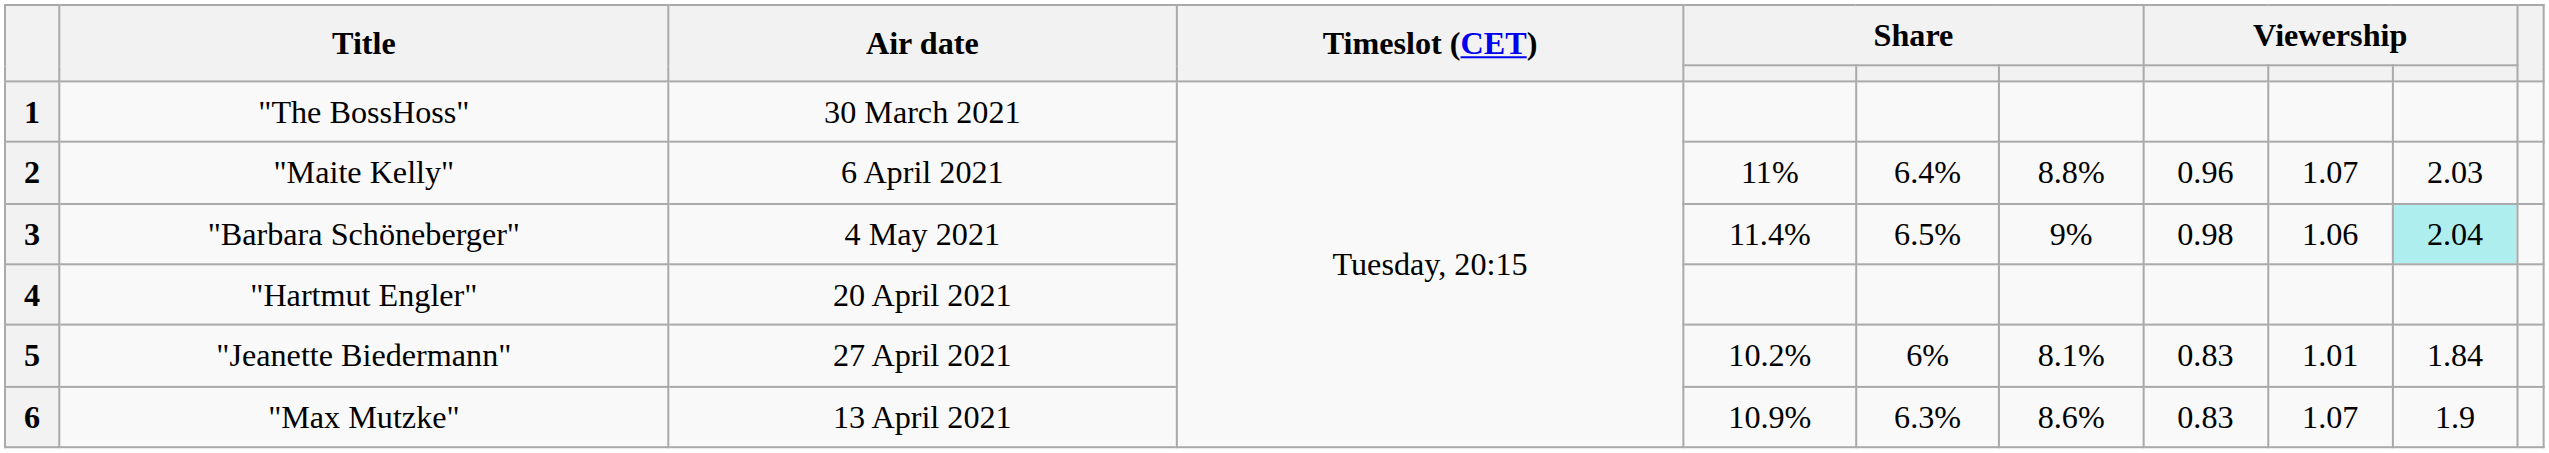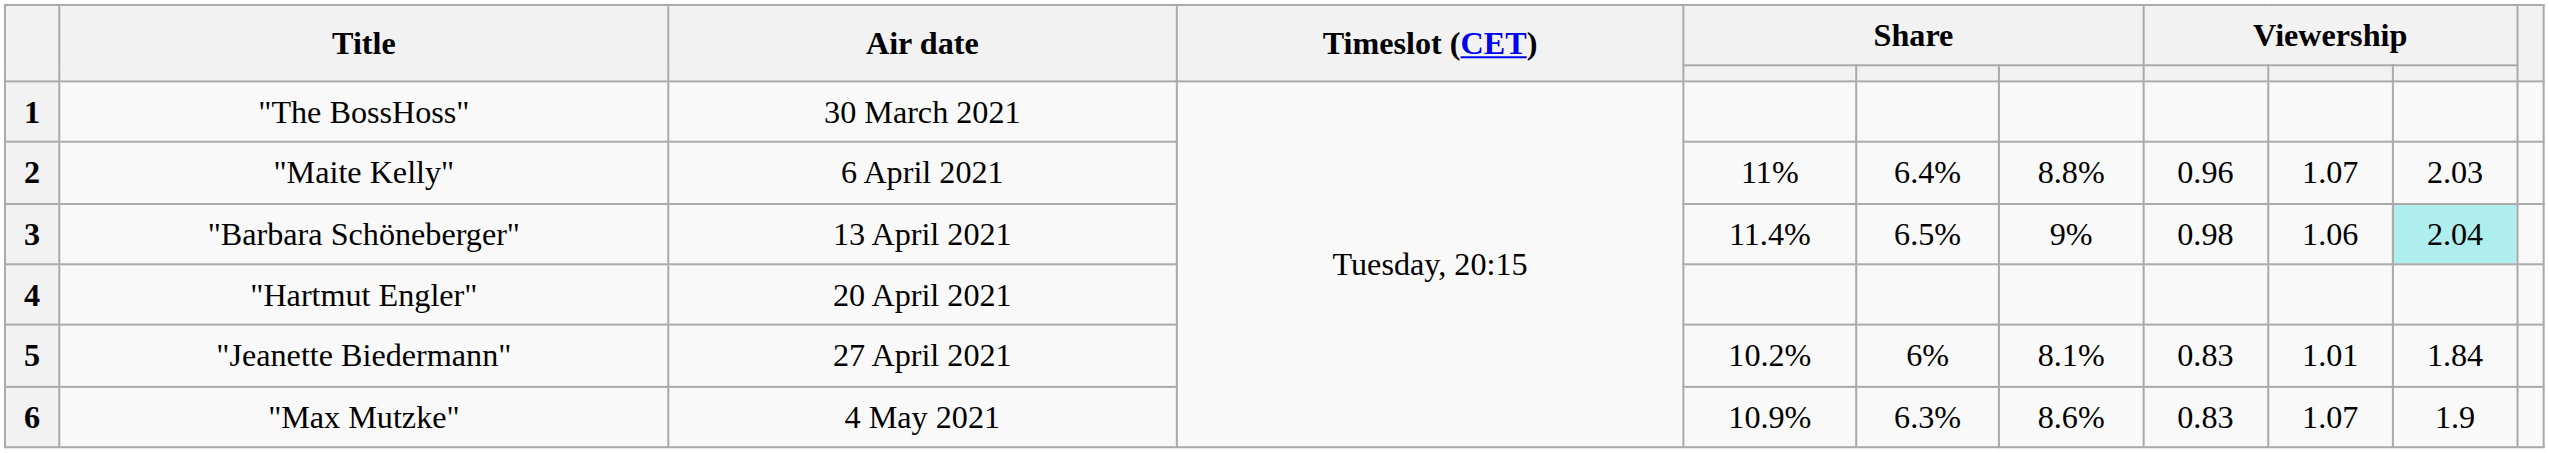(922, 234) 4 May 2021 -> (922, 234) 13 April 2021
(922, 417) 13 April 2021 -> (922, 417) 4 May 2021
